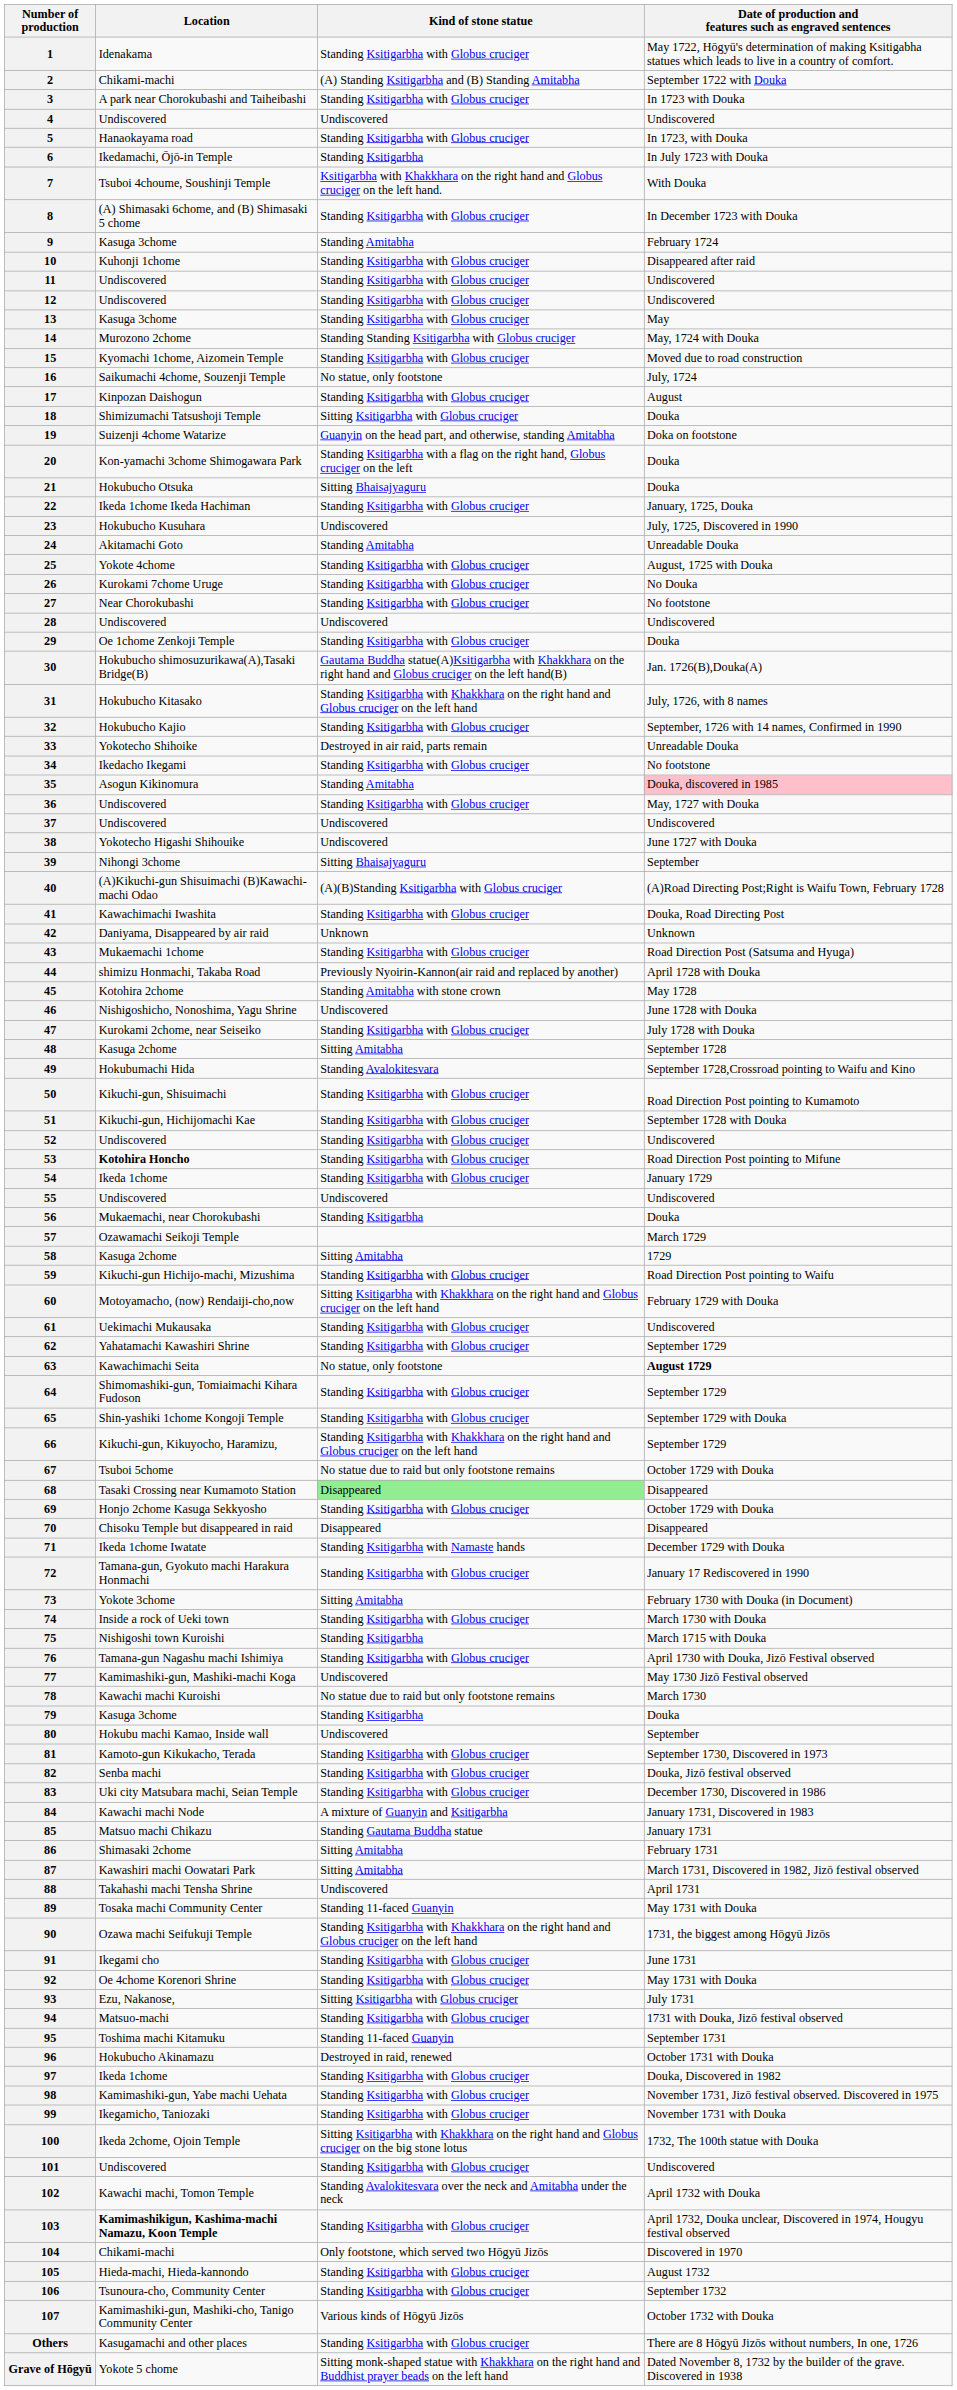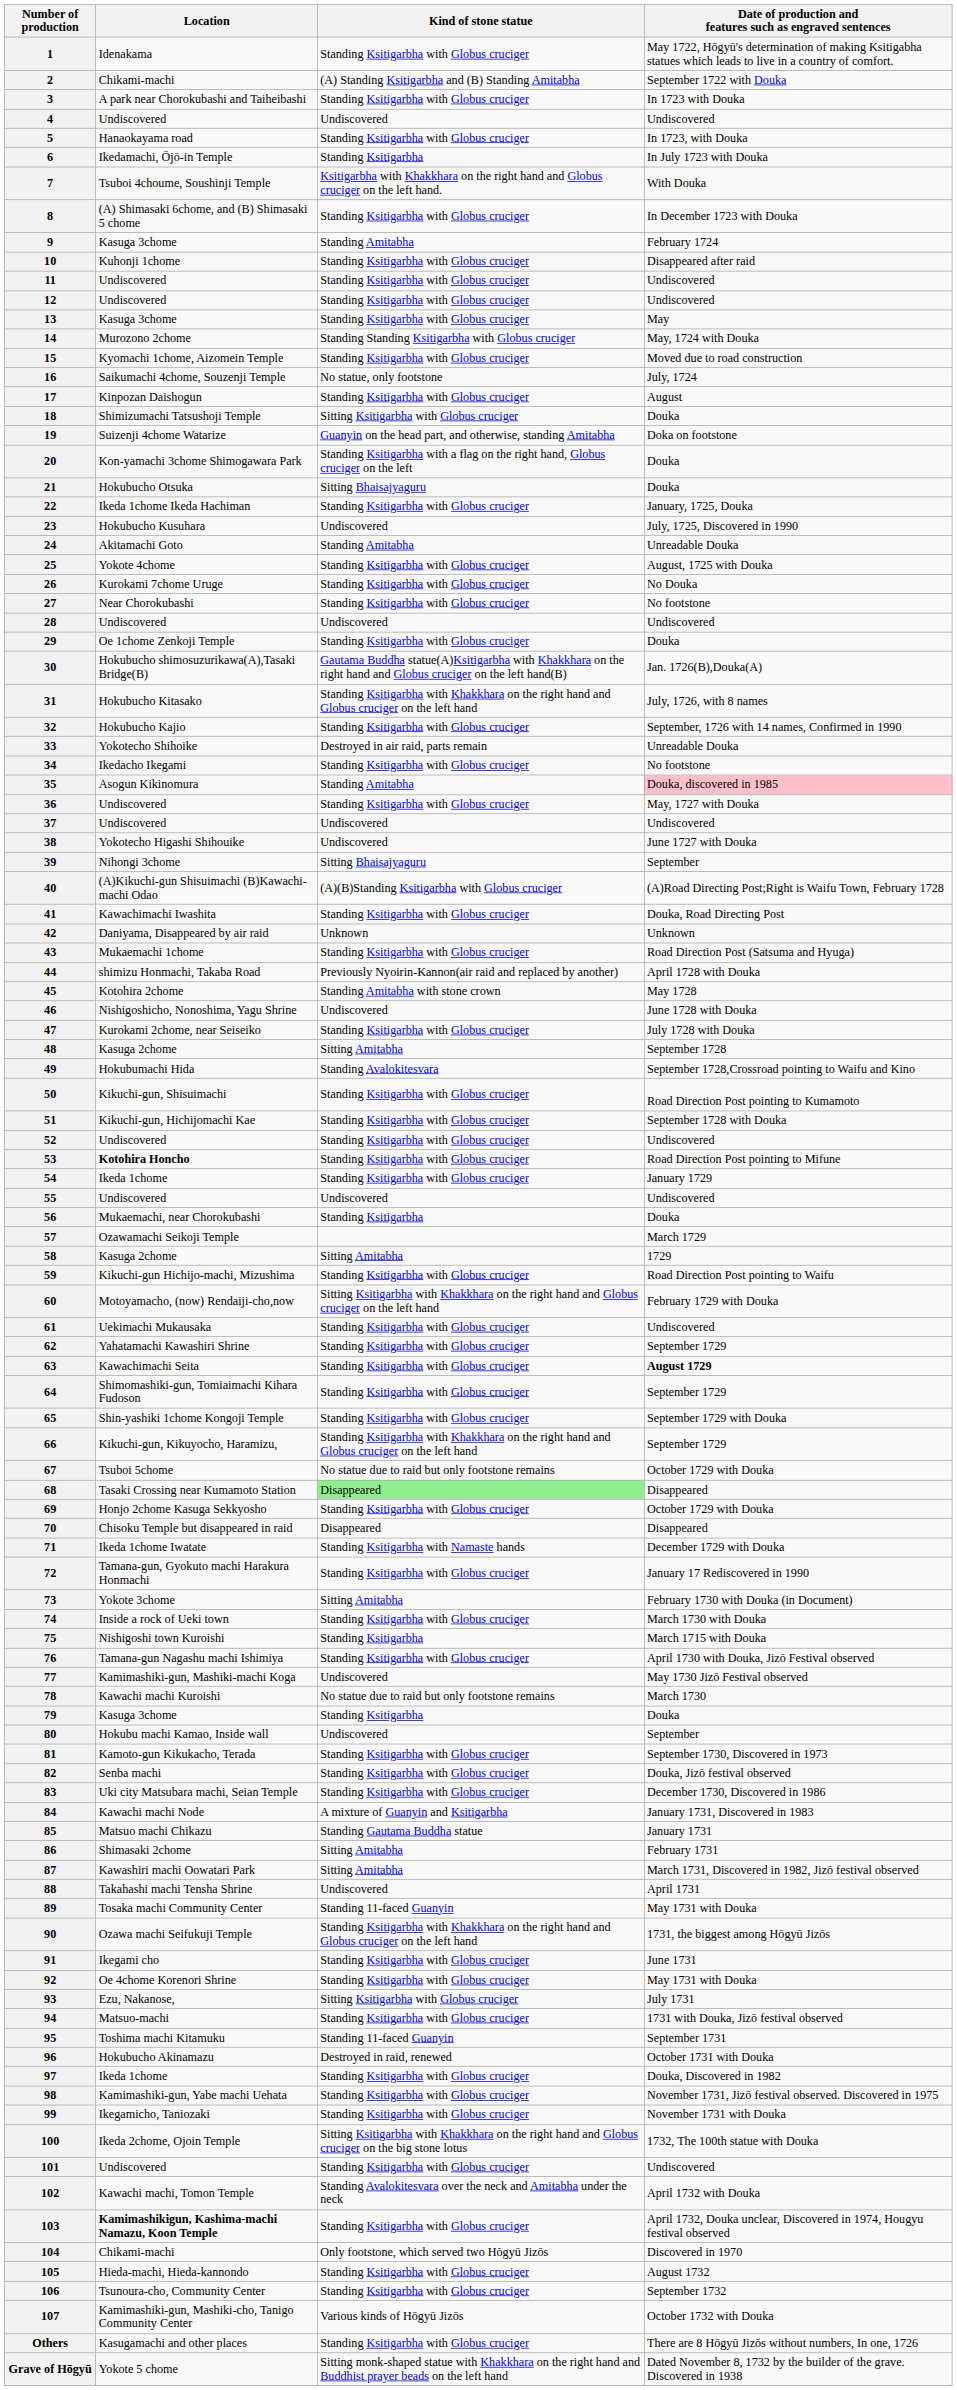(381, 1365) No statue, only footstone -> (425, 1365) Standing Ksitigarbha with Globus cruciger
